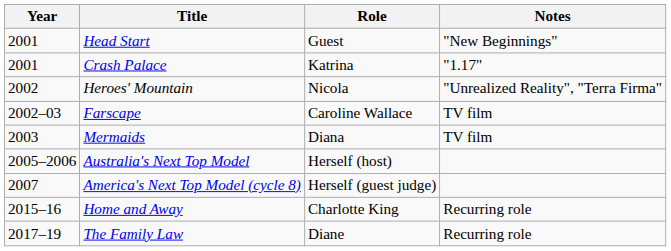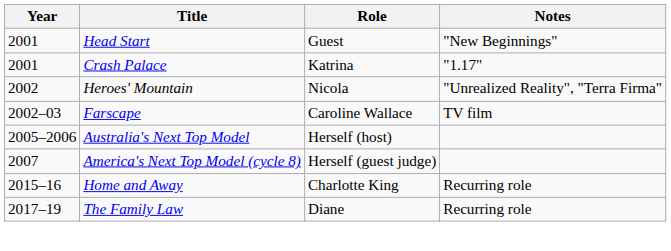- row: (114, 137)
